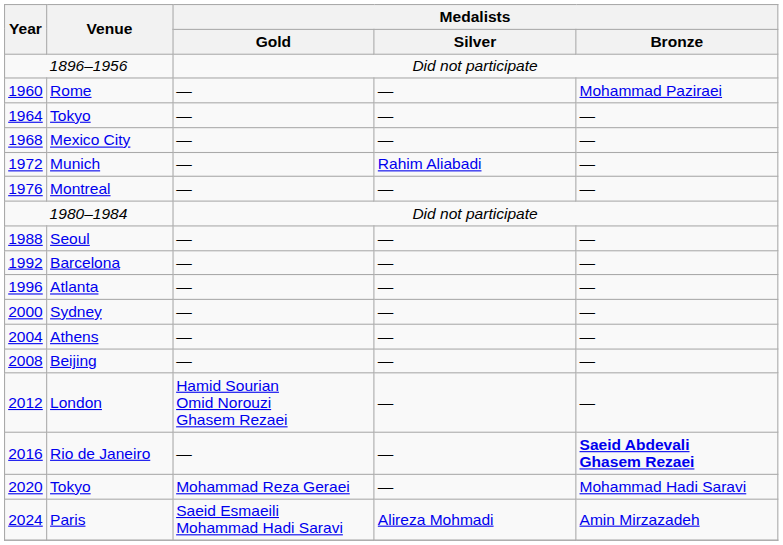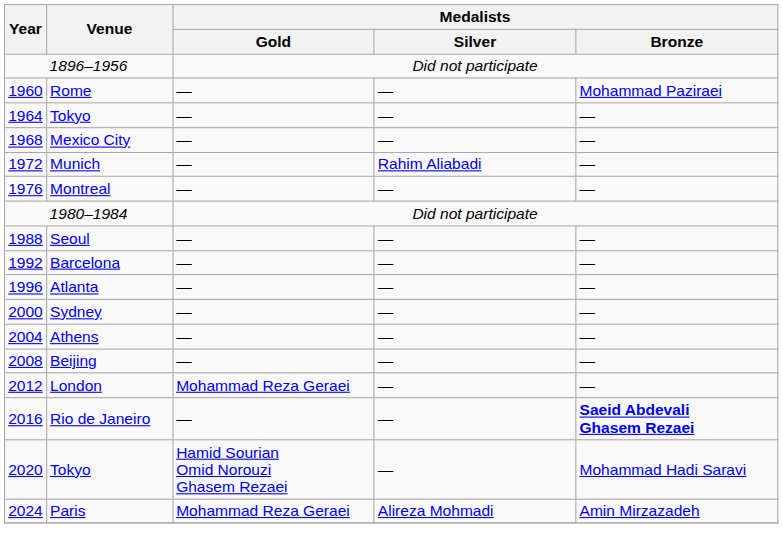(232, 403) Hamid Sourian Omid Norouzi Ghasem Rezaei -> (263, 386) Mohammad Reza Geraei
(263, 487) Mohammad Reza Geraei -> (232, 469) Hamid Sourian Omid Norouzi Ghasem Rezaei
(260, 520) Saeid Esmaeili Mohammad Hadi Saravi -> (263, 511) Mohammad Reza Geraei
